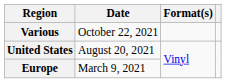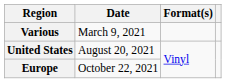(118, 31) October 22, 2021 -> (112, 31) March 9, 2021
(112, 68) March 9, 2021 -> (118, 68) October 22, 2021
